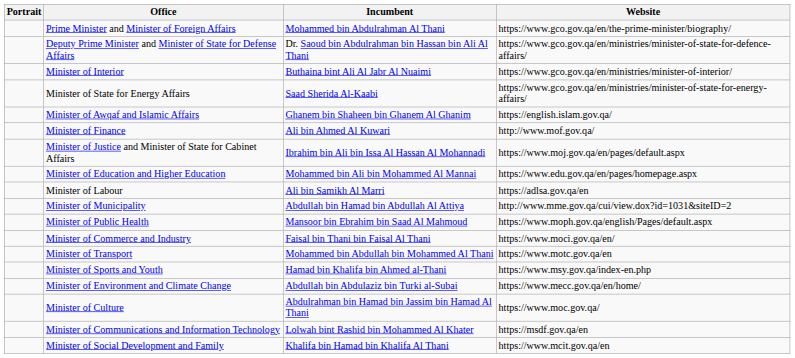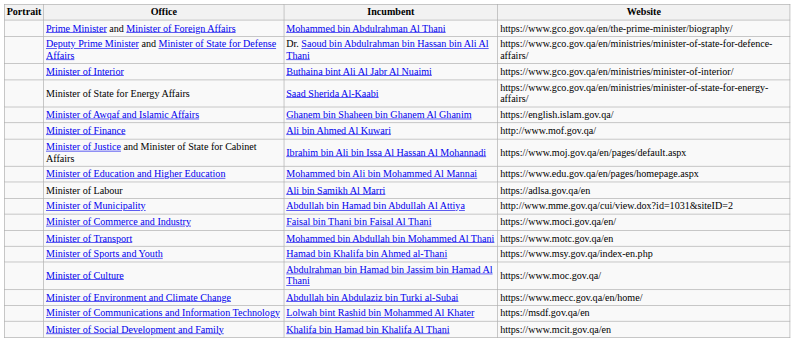- row: (97, 222)
rows swapped: (85, 307) <-> (139, 286)
